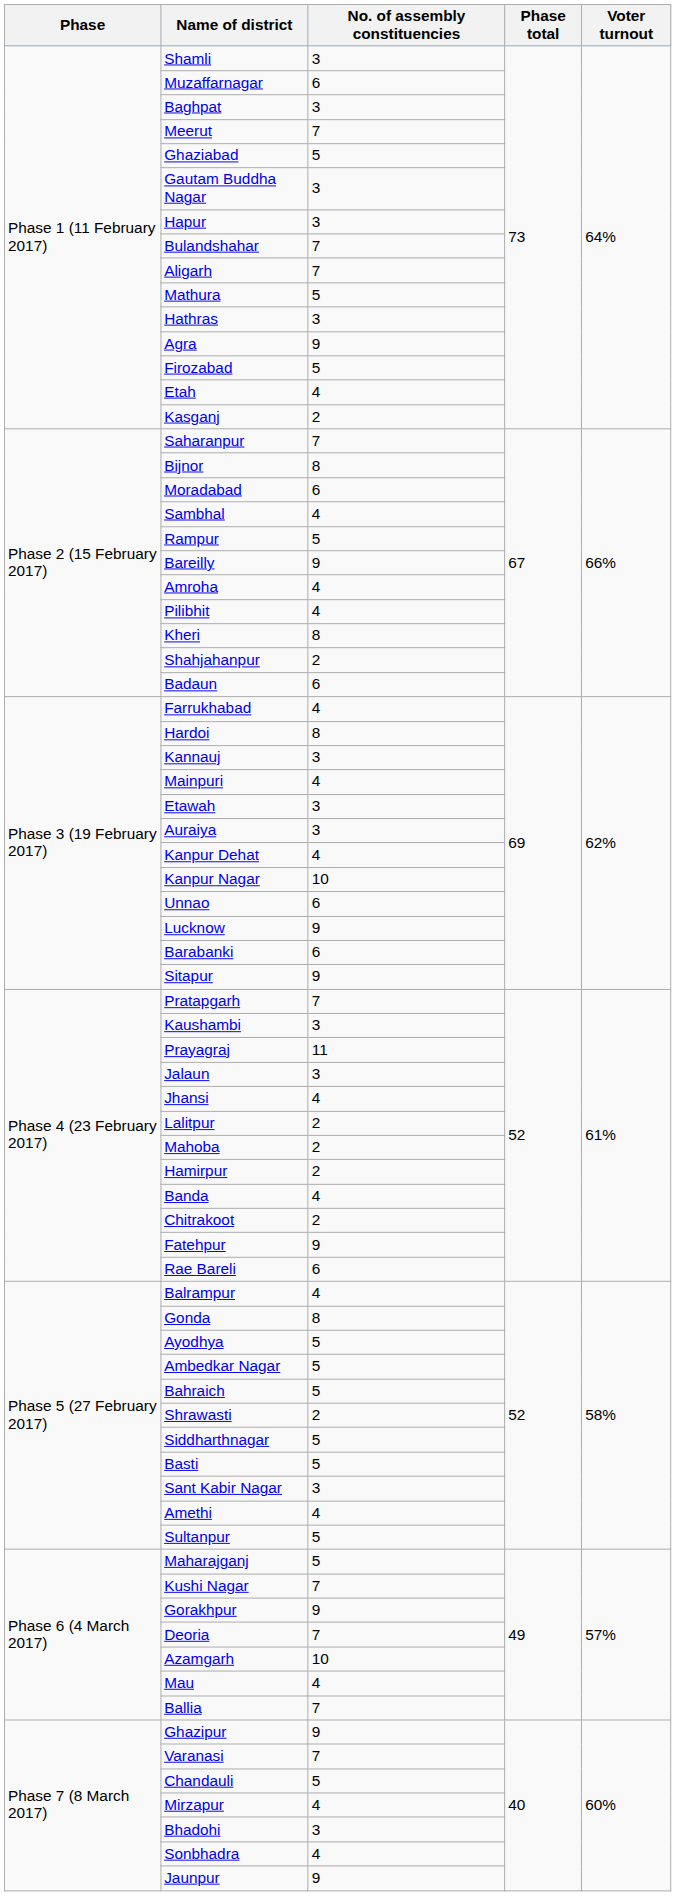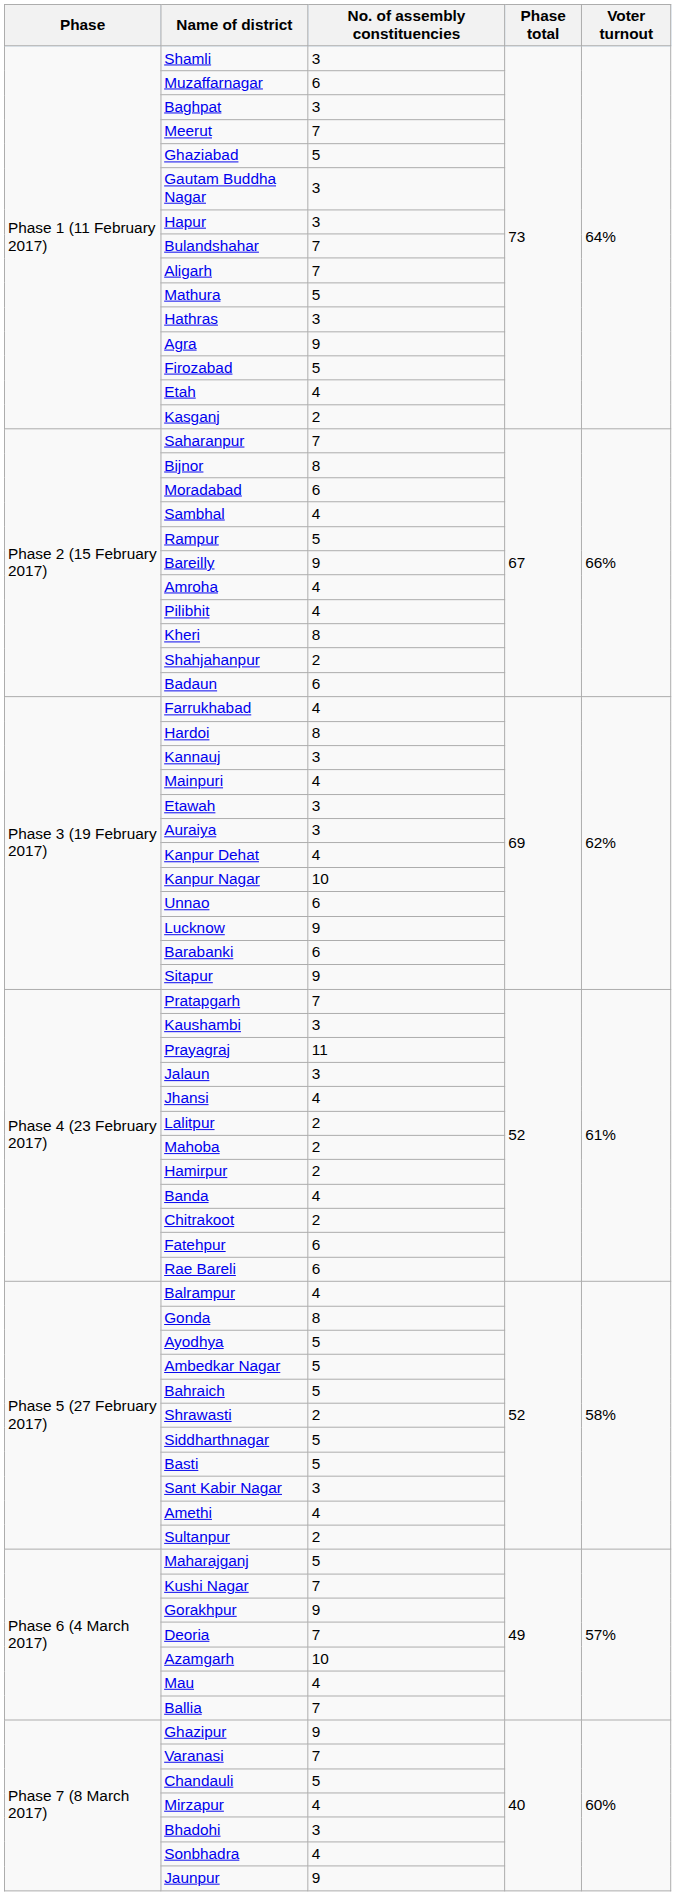(316, 1244) 9 -> (316, 1244) 6
(316, 1537) 5 -> (316, 1537) 2
